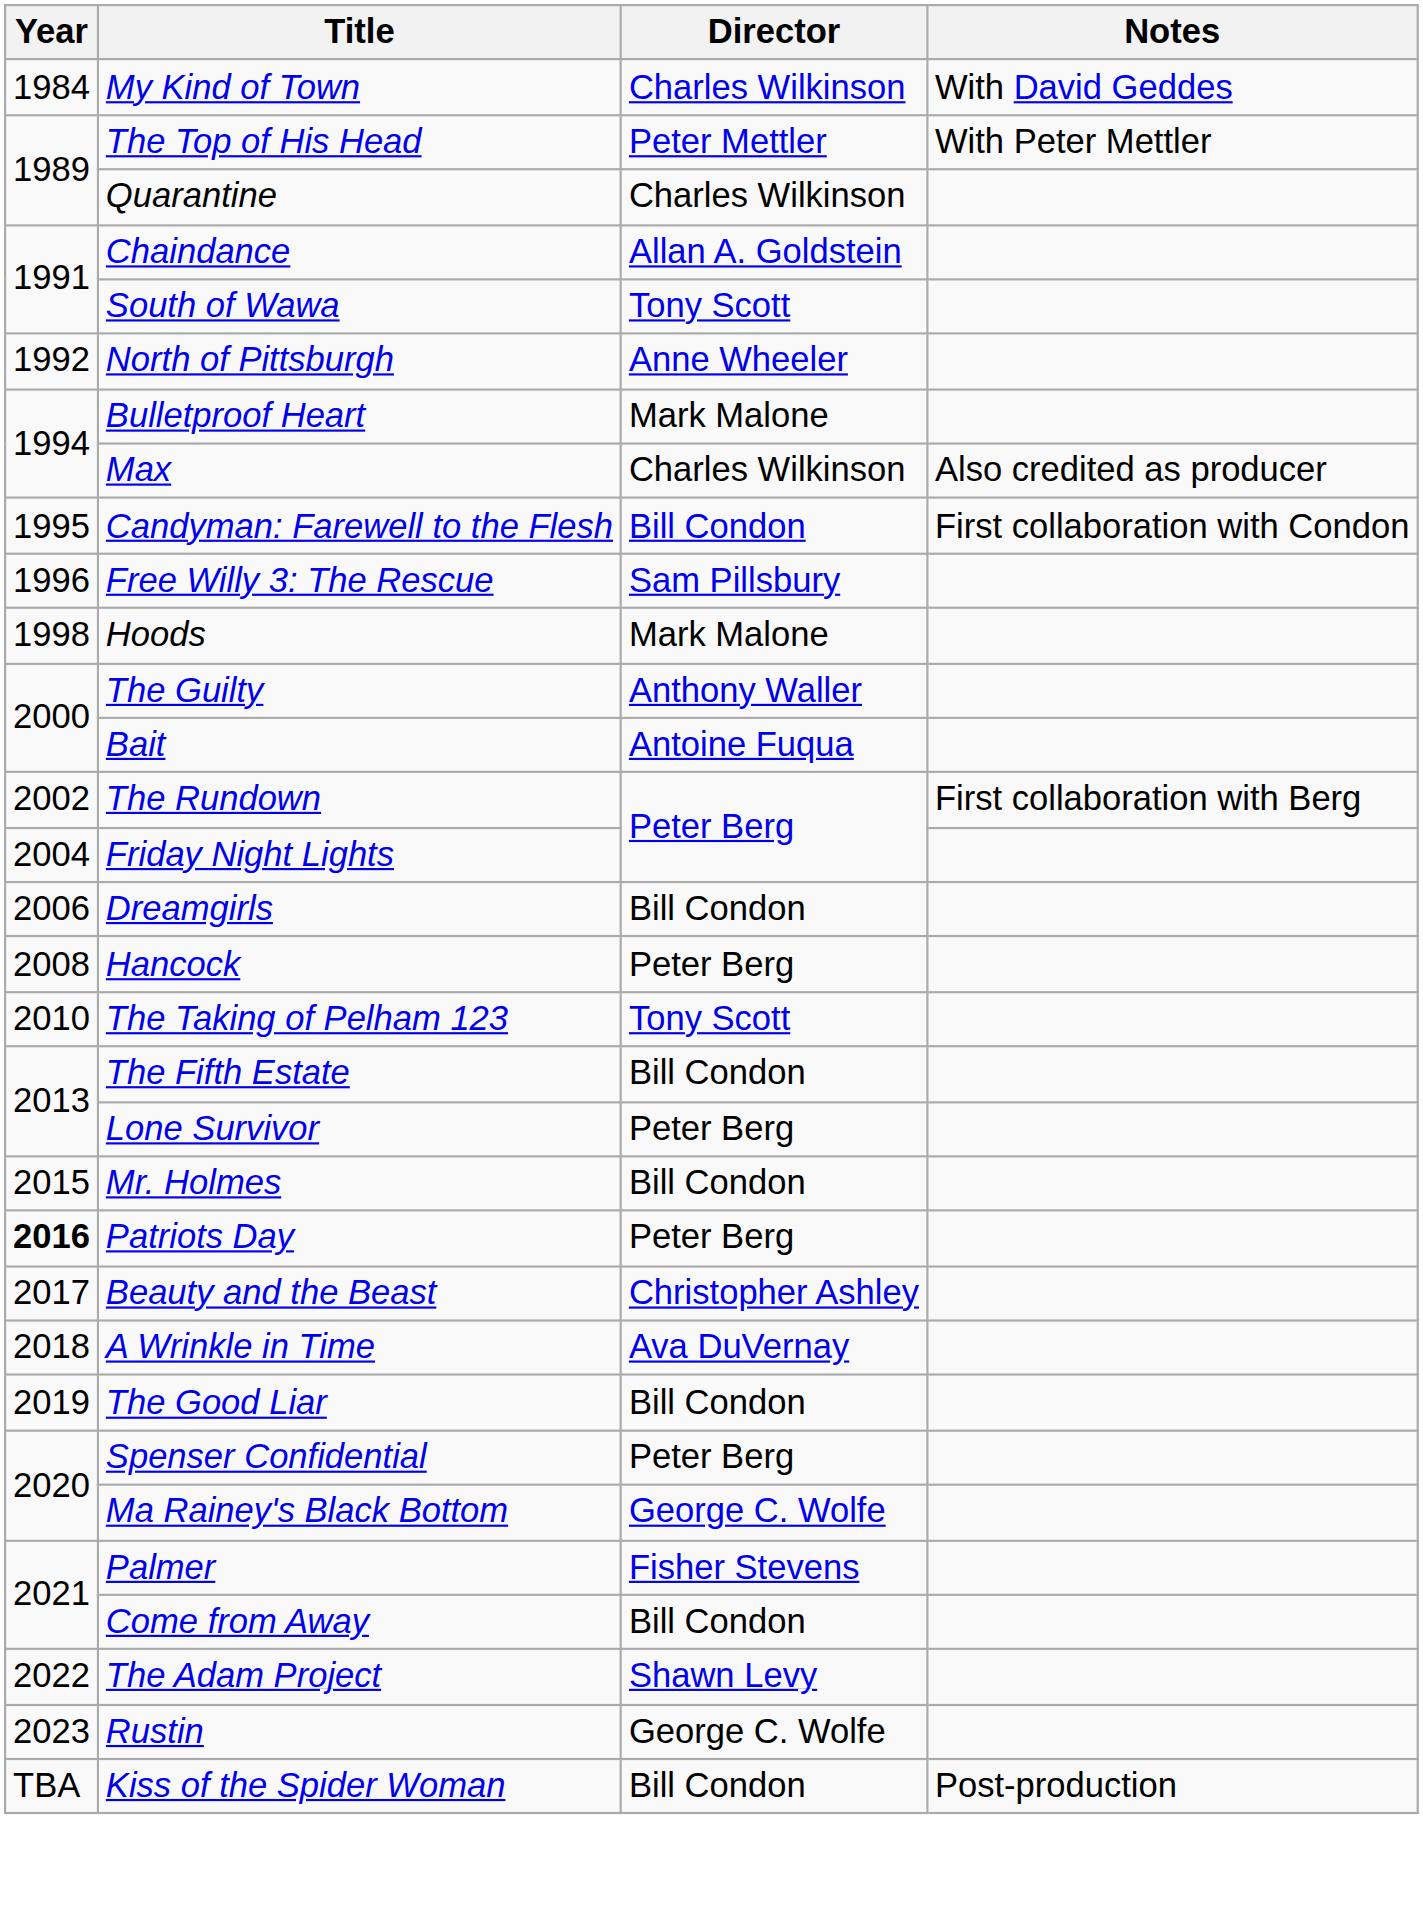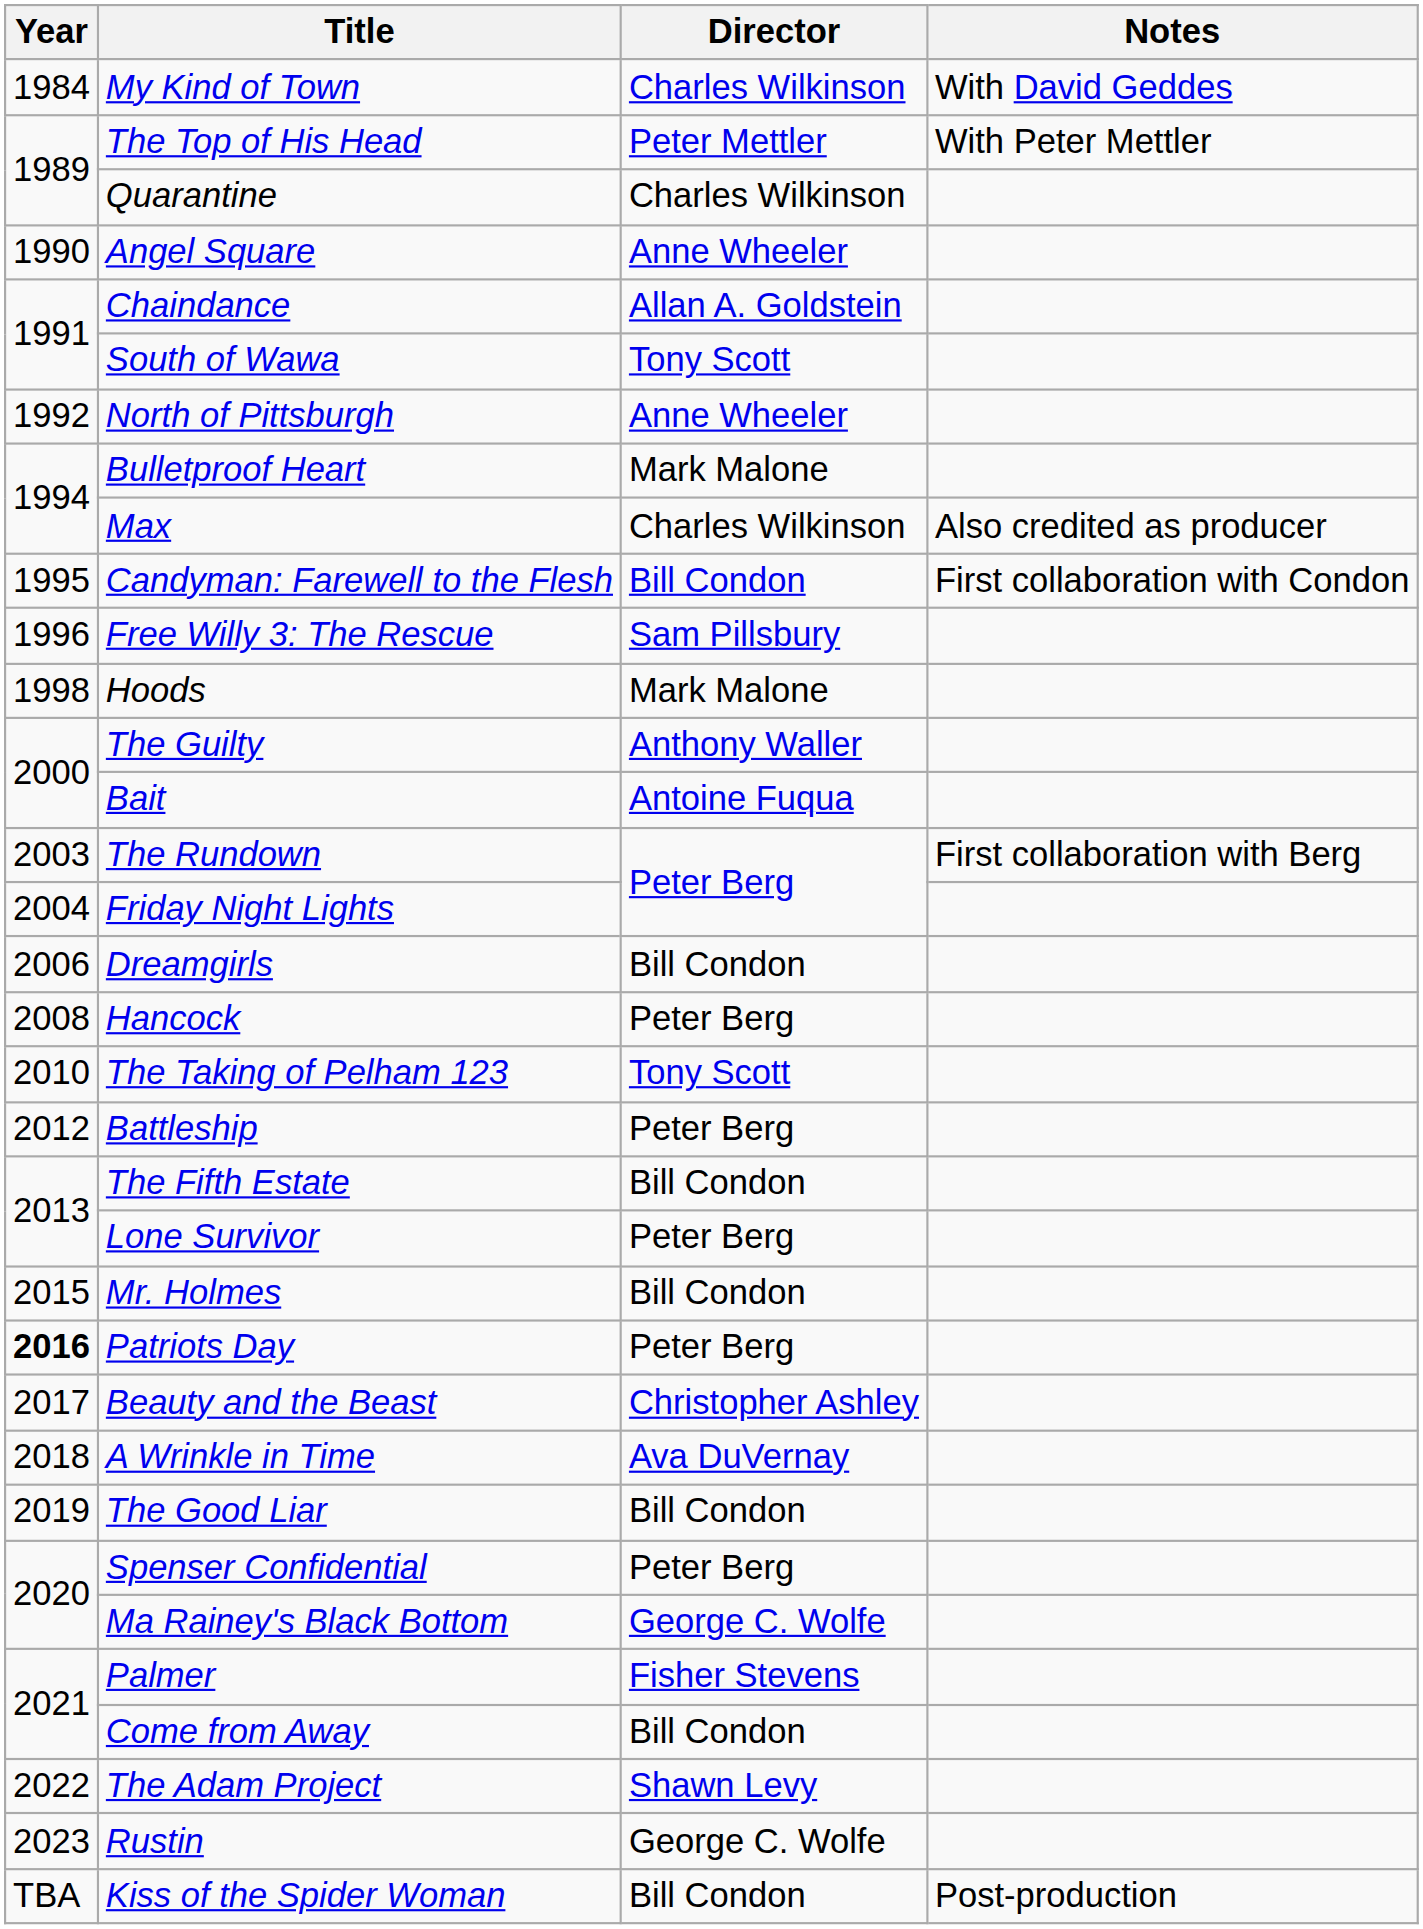+ row: (211, 251)
(51, 799) 2002 -> (51, 854) 2003
+ row: (182, 1128)
